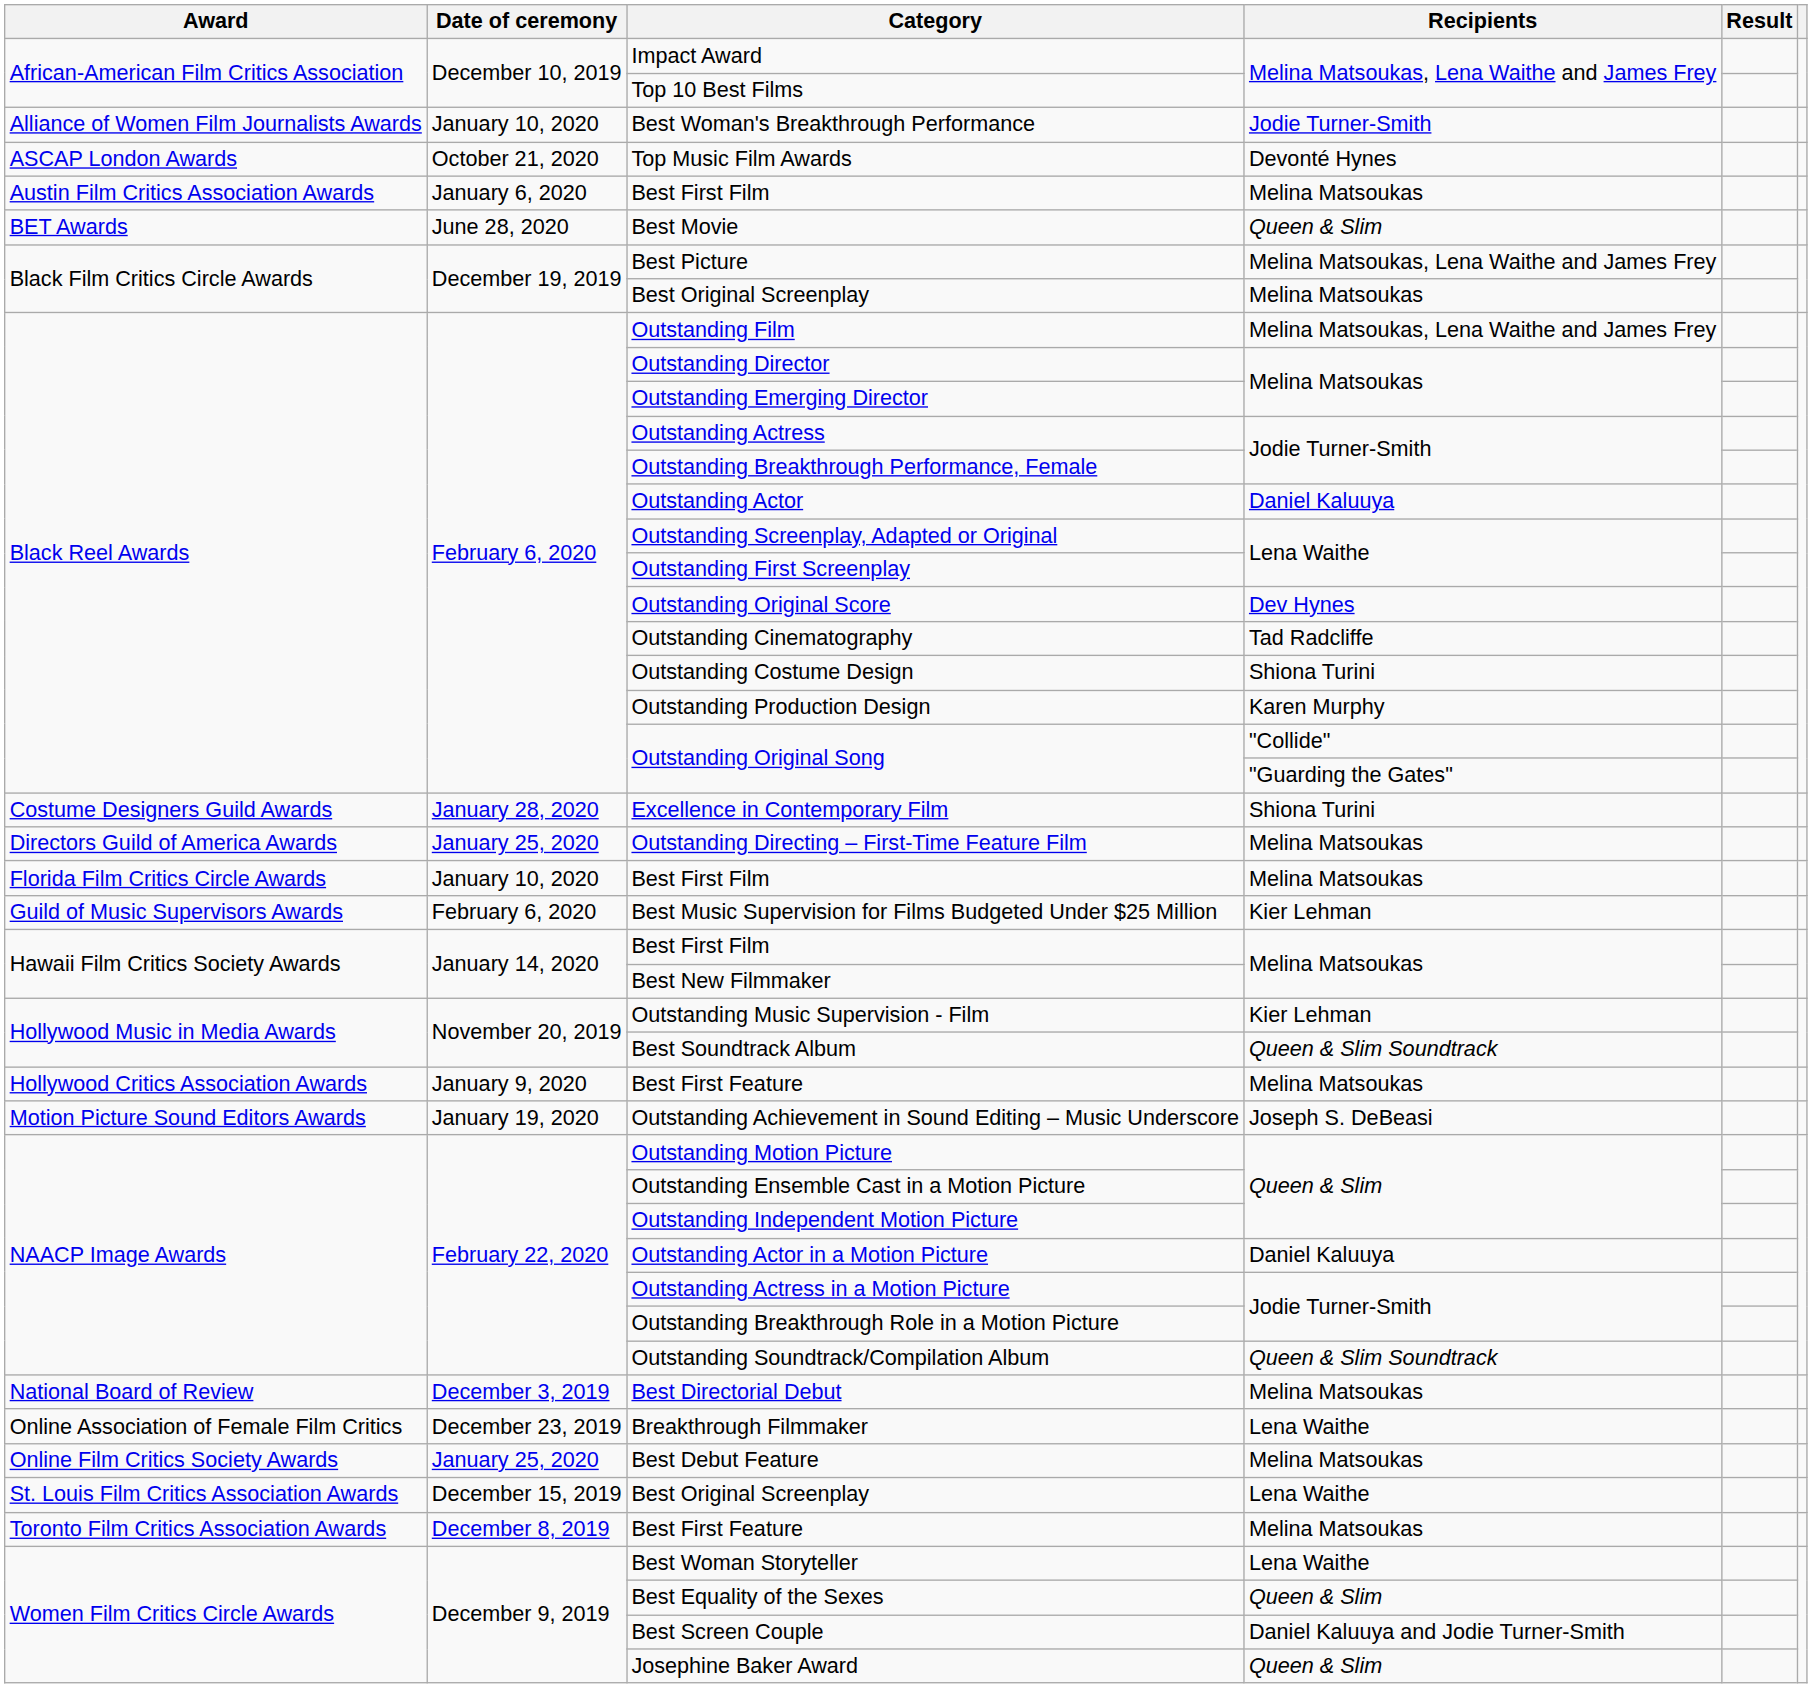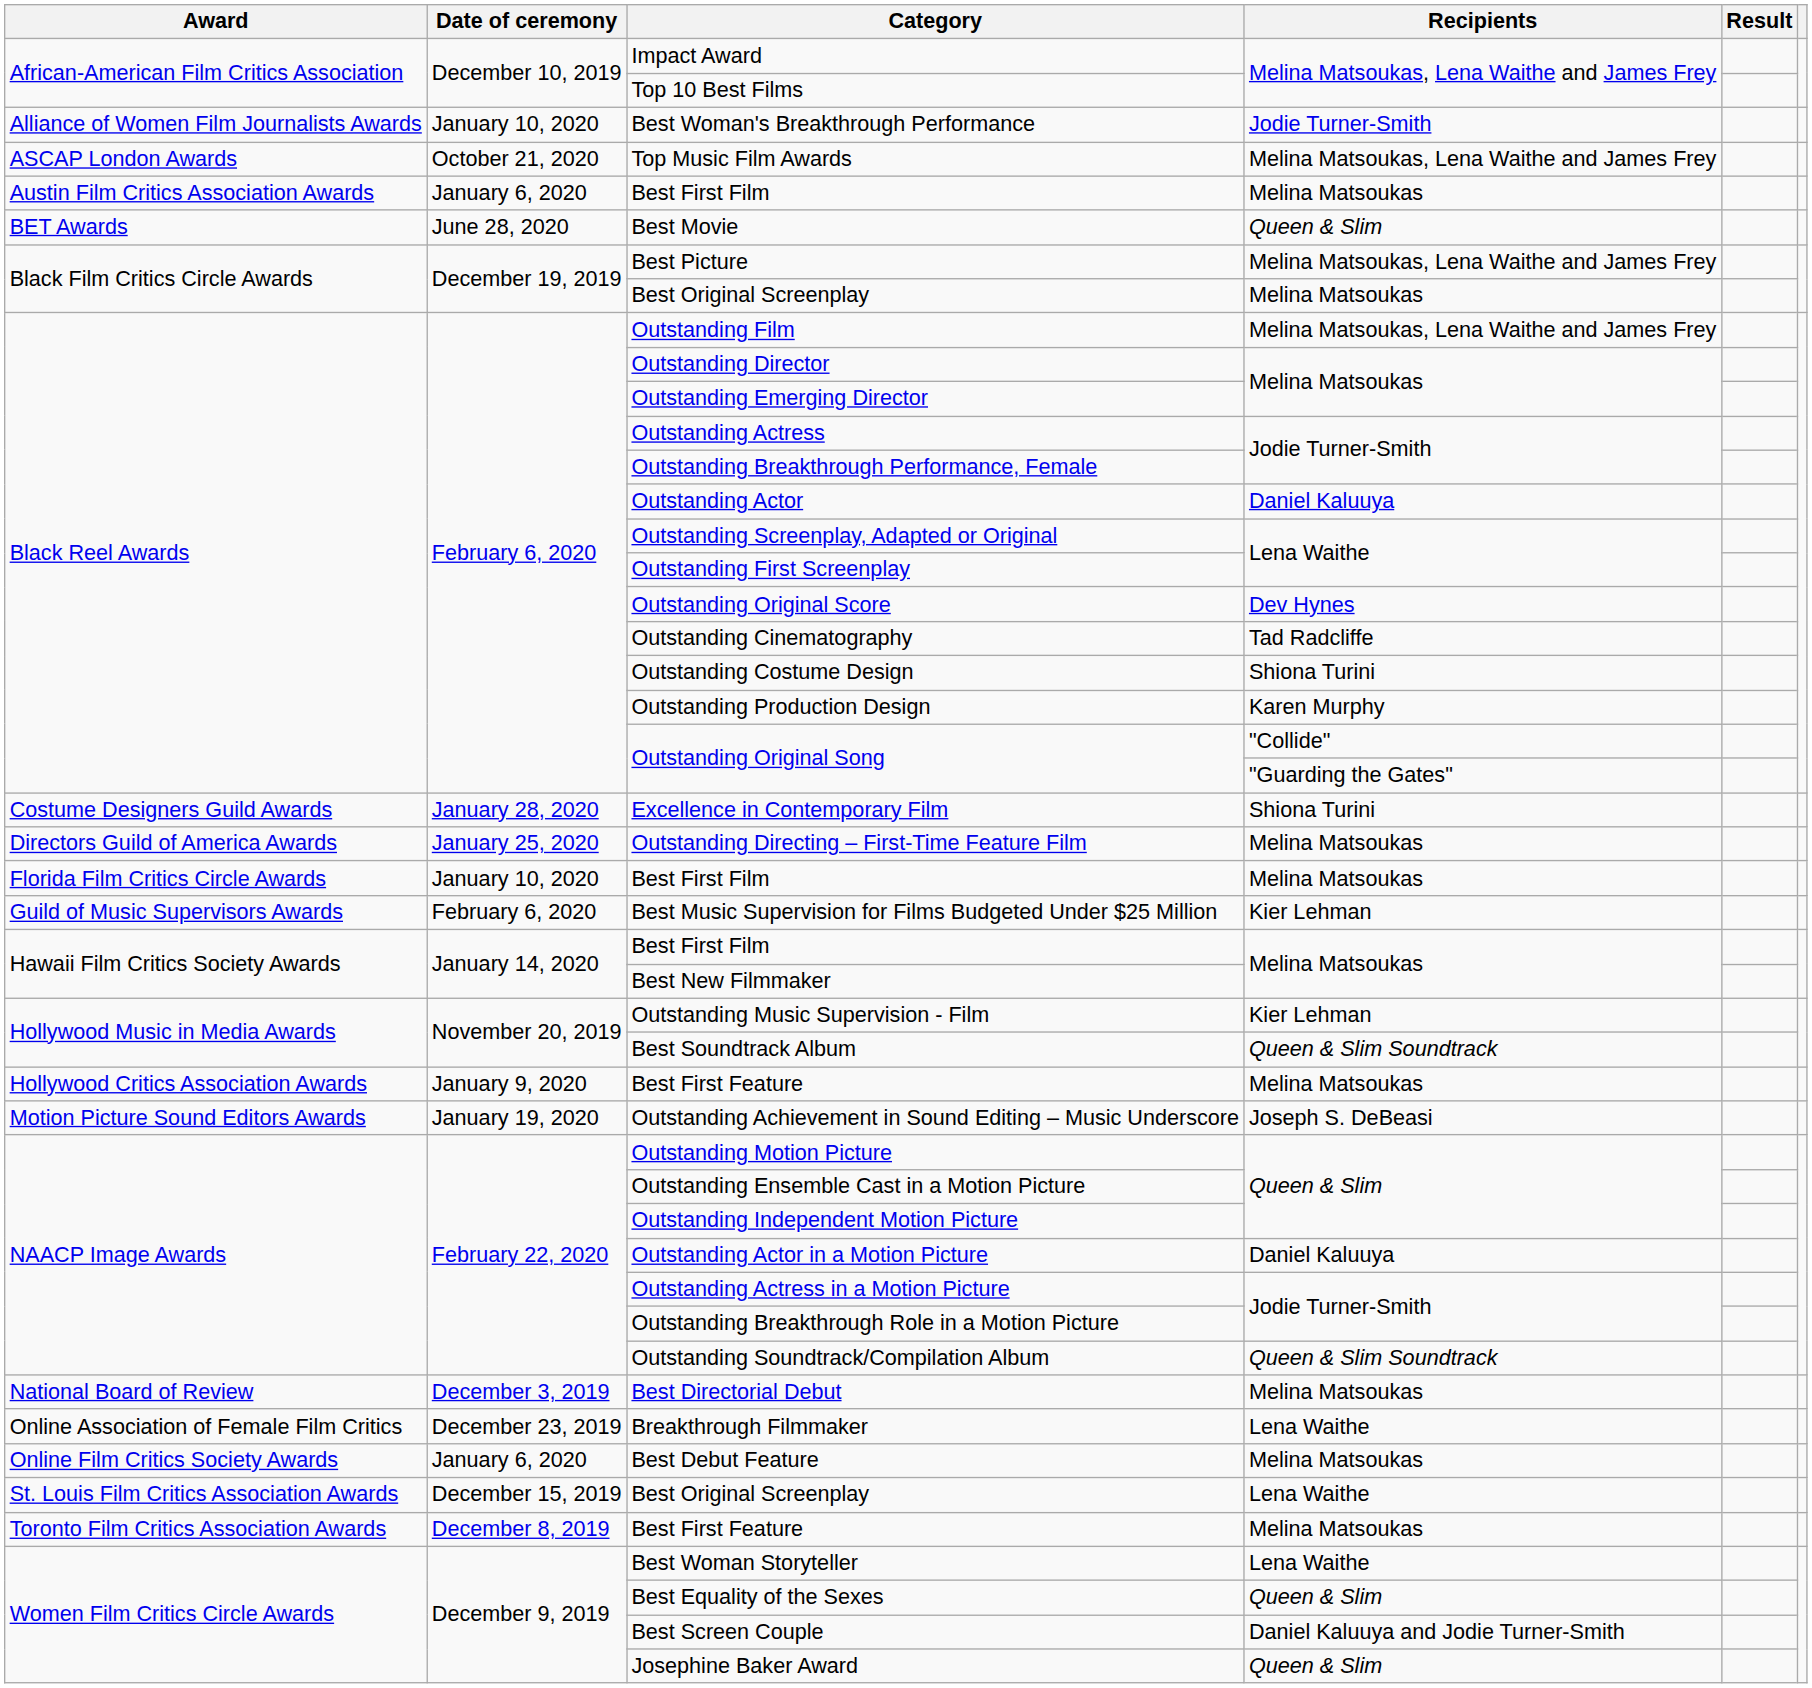(1323, 158) Devonté Hynes -> (1483, 158) Melina Matsoukas, Lena Waithe and James Frey
(515, 1460) January 25, 2020 -> (509, 1460) January 6, 2020
